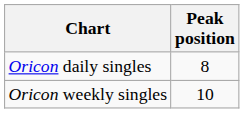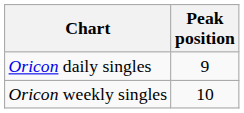(205, 66) 8 -> (205, 66) 9
